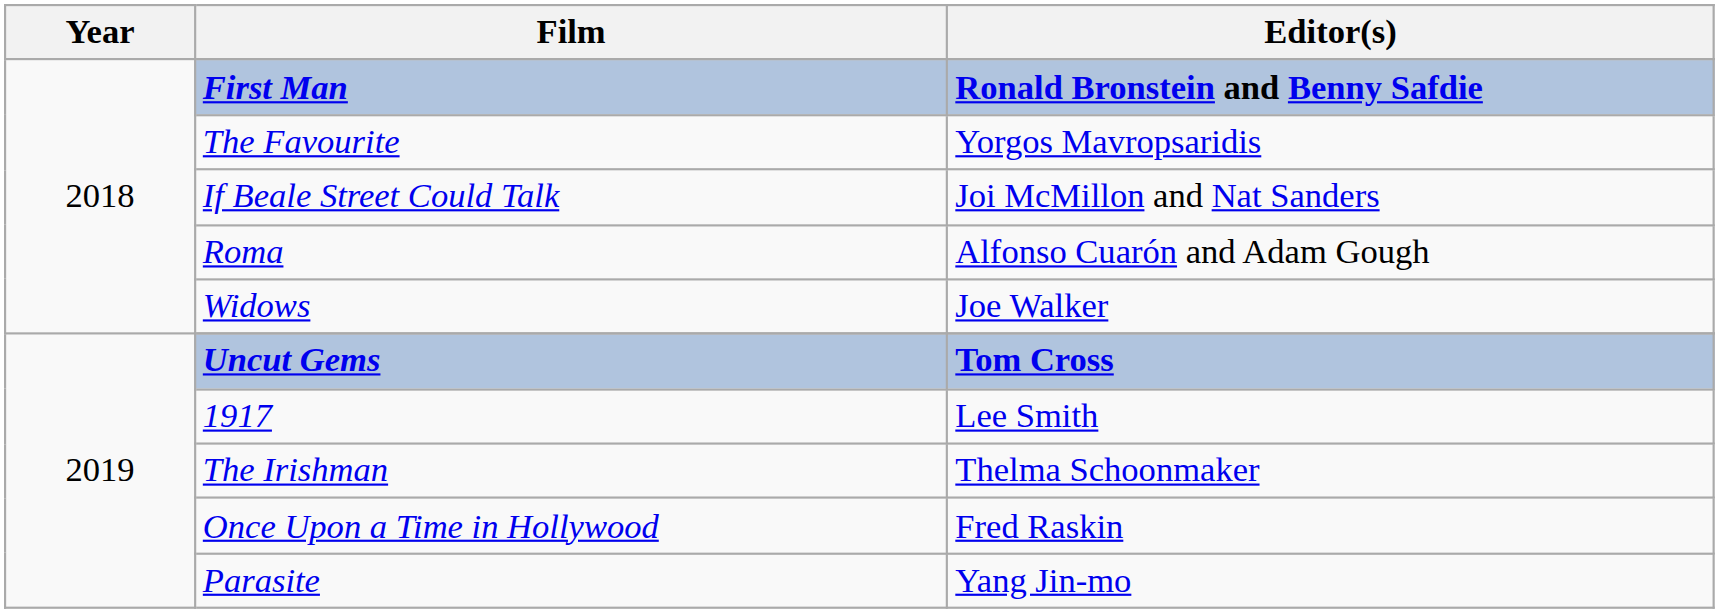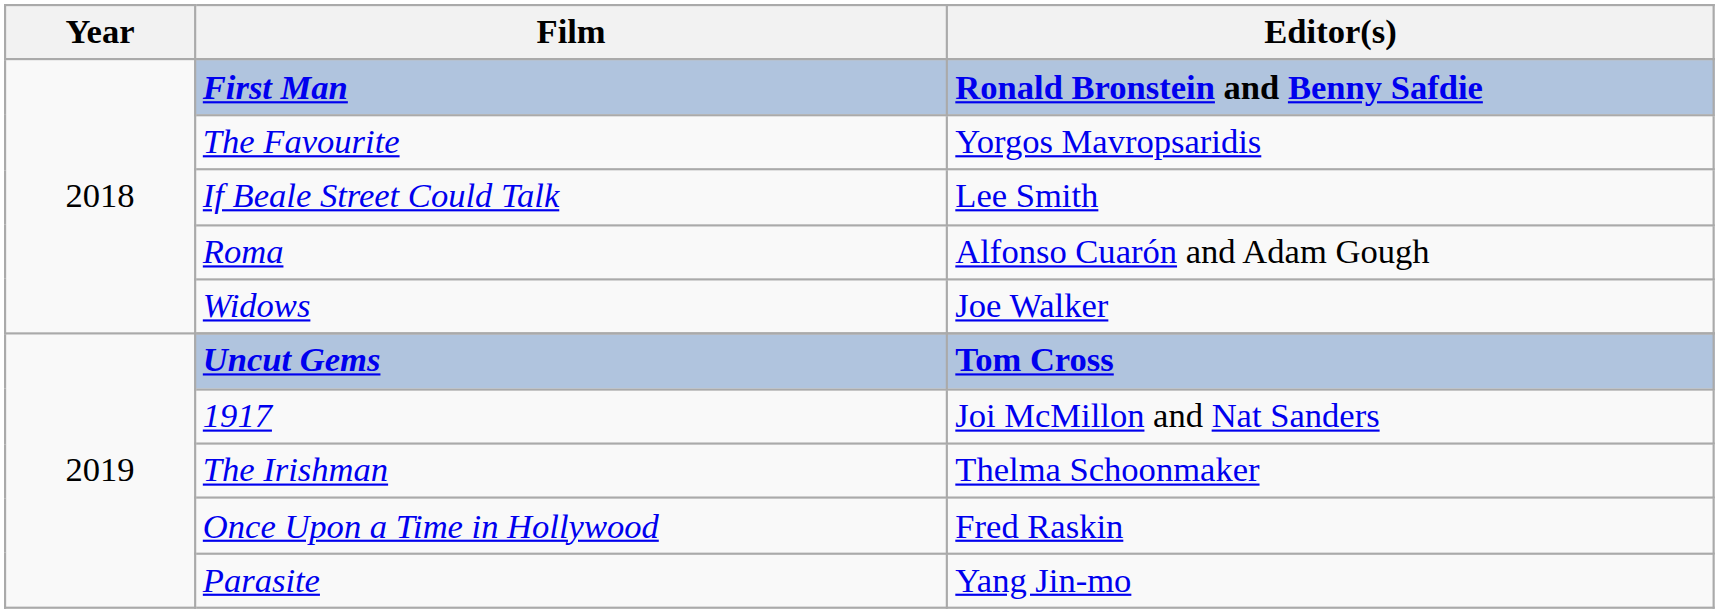(1167, 196) Joi McMillon and Nat Sanders -> (1027, 196) Lee Smith
(1027, 415) Lee Smith -> (1167, 415) Joi McMillon and Nat Sanders
